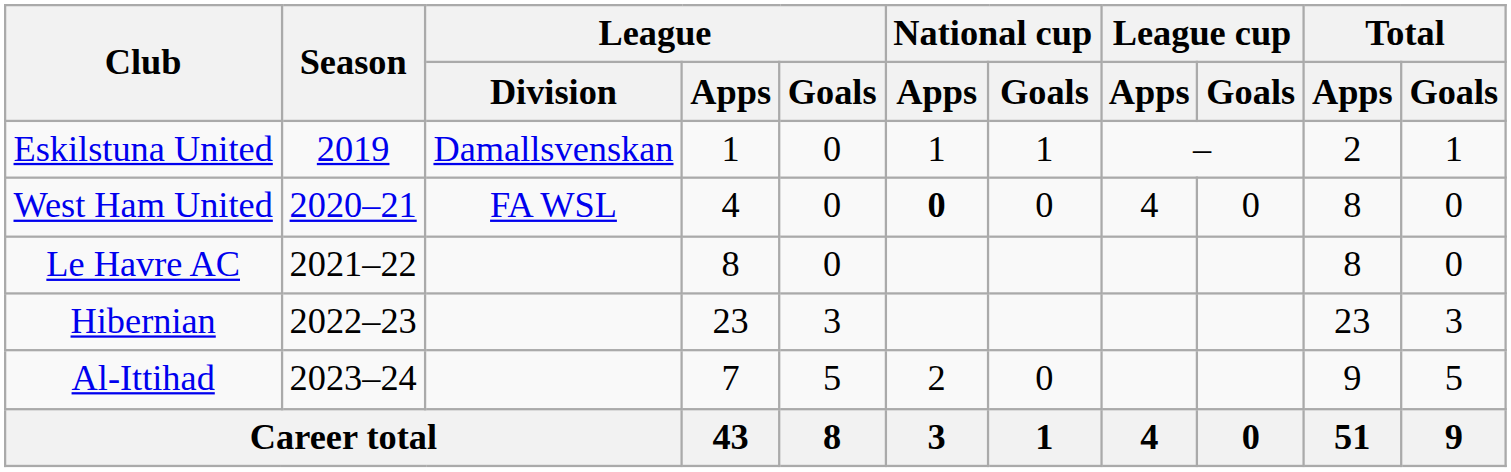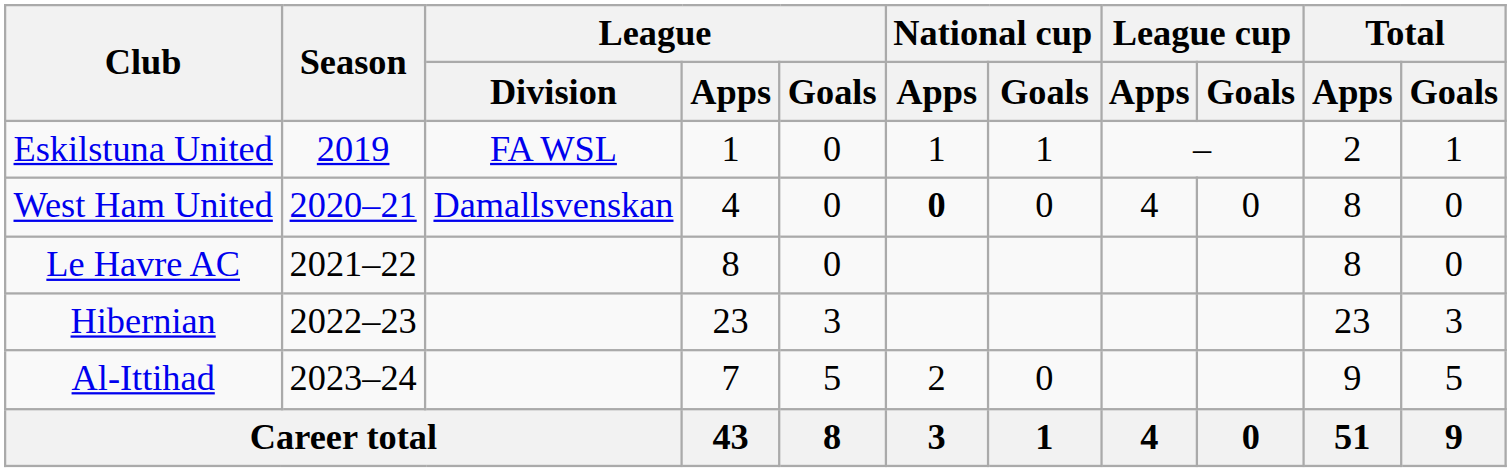(553, 148) Damallsvenskan -> (553, 148) FA WSL
(553, 206) FA WSL -> (553, 206) Damallsvenskan
